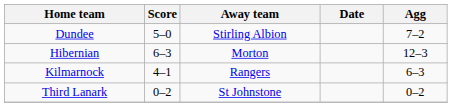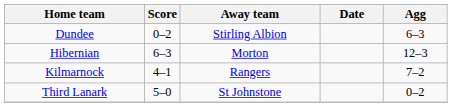(162, 33) 5–0 -> (162, 33) 0–2
(415, 33) 7–2 -> (415, 33) 6–3
(415, 72) 6–3 -> (415, 72) 7–2
(162, 92) 0–2 -> (162, 92) 5–0
